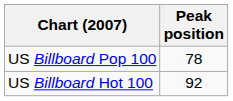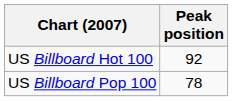rows swapped: (81, 83) <-> (82, 58)
